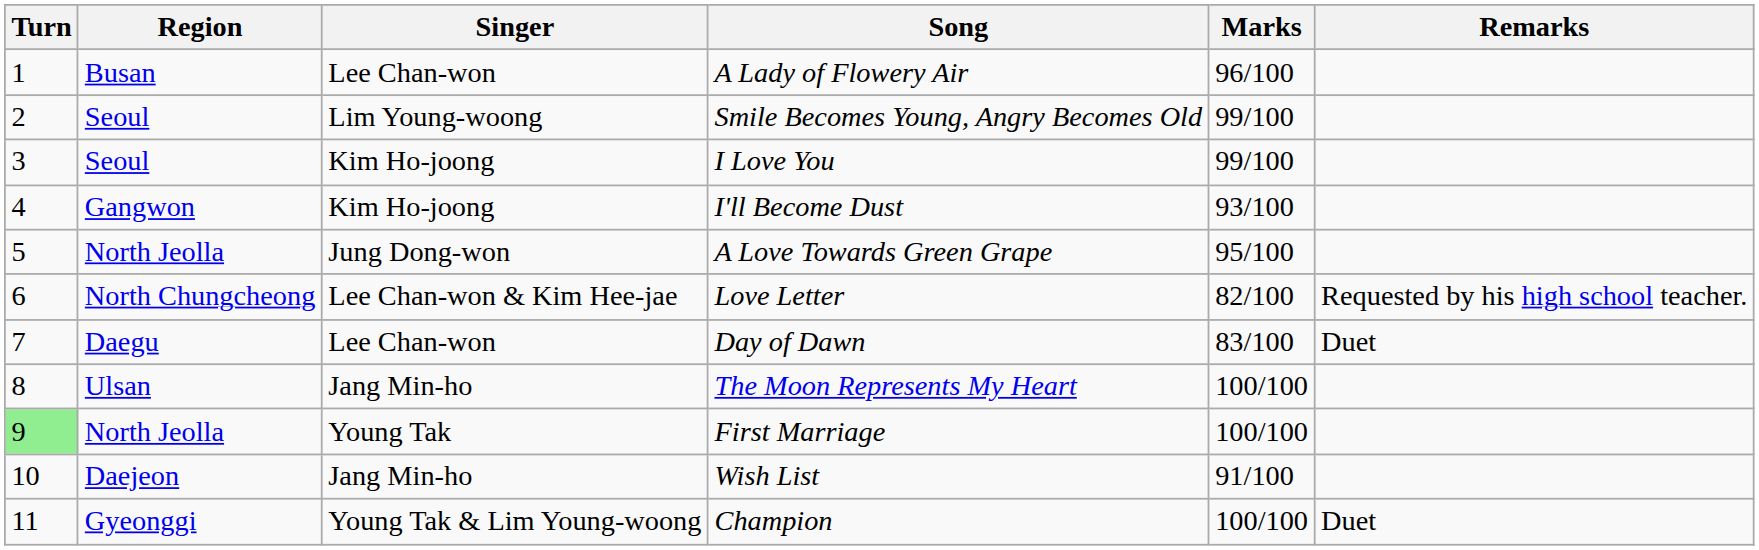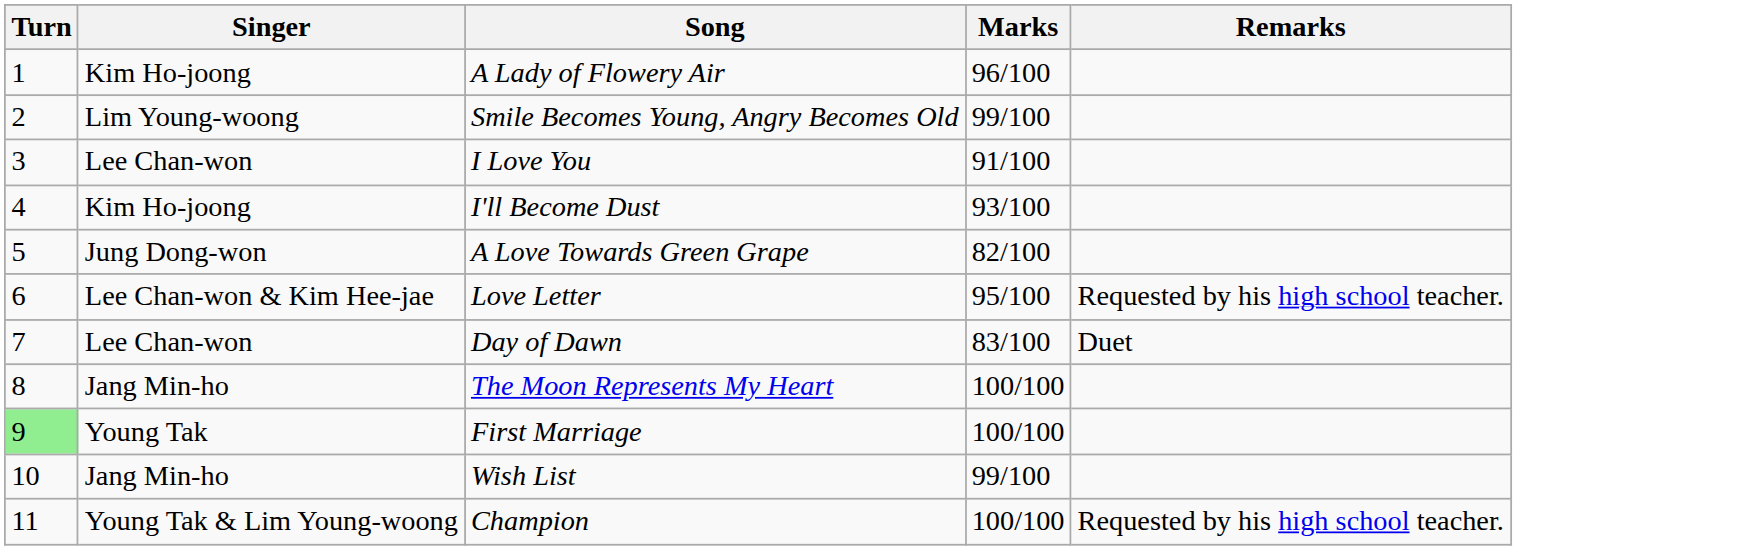- column: (200, 26)
(412, 71) Lee Chan-won -> (168, 71) Kim Ho-joong
(411, 161) Kim Ho-joong -> (169, 161) Lee Chan-won
(1255, 161) 99/100 -> (1011, 161) 91/100
(1255, 251) 95/100 -> (1011, 251) 82/100
(1255, 296) 82/100 -> (1011, 296) 95/100
(1255, 476) 91/100 -> (1011, 476) 99/100
(1349, 521) Duet -> (1291, 521) Requested by his high school teacher.
